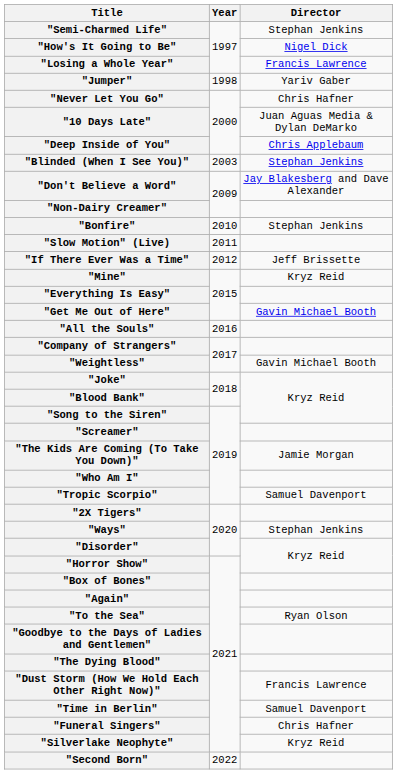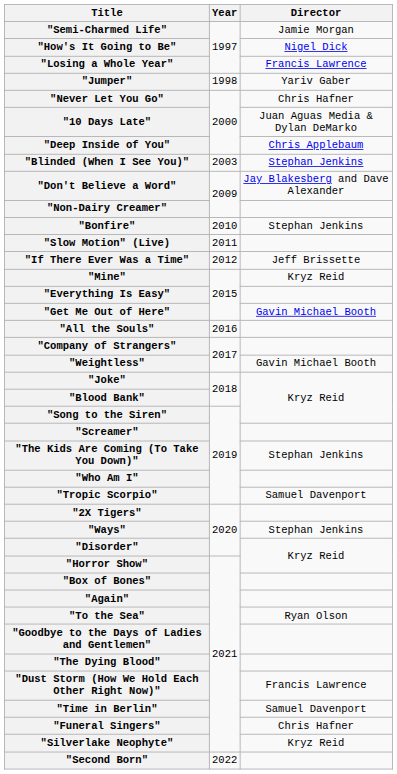(316, 30) Stephan Jenkins -> (316, 30) Jamie Morgan
(316, 455) Jamie Morgan -> (316, 455) Stephan Jenkins
